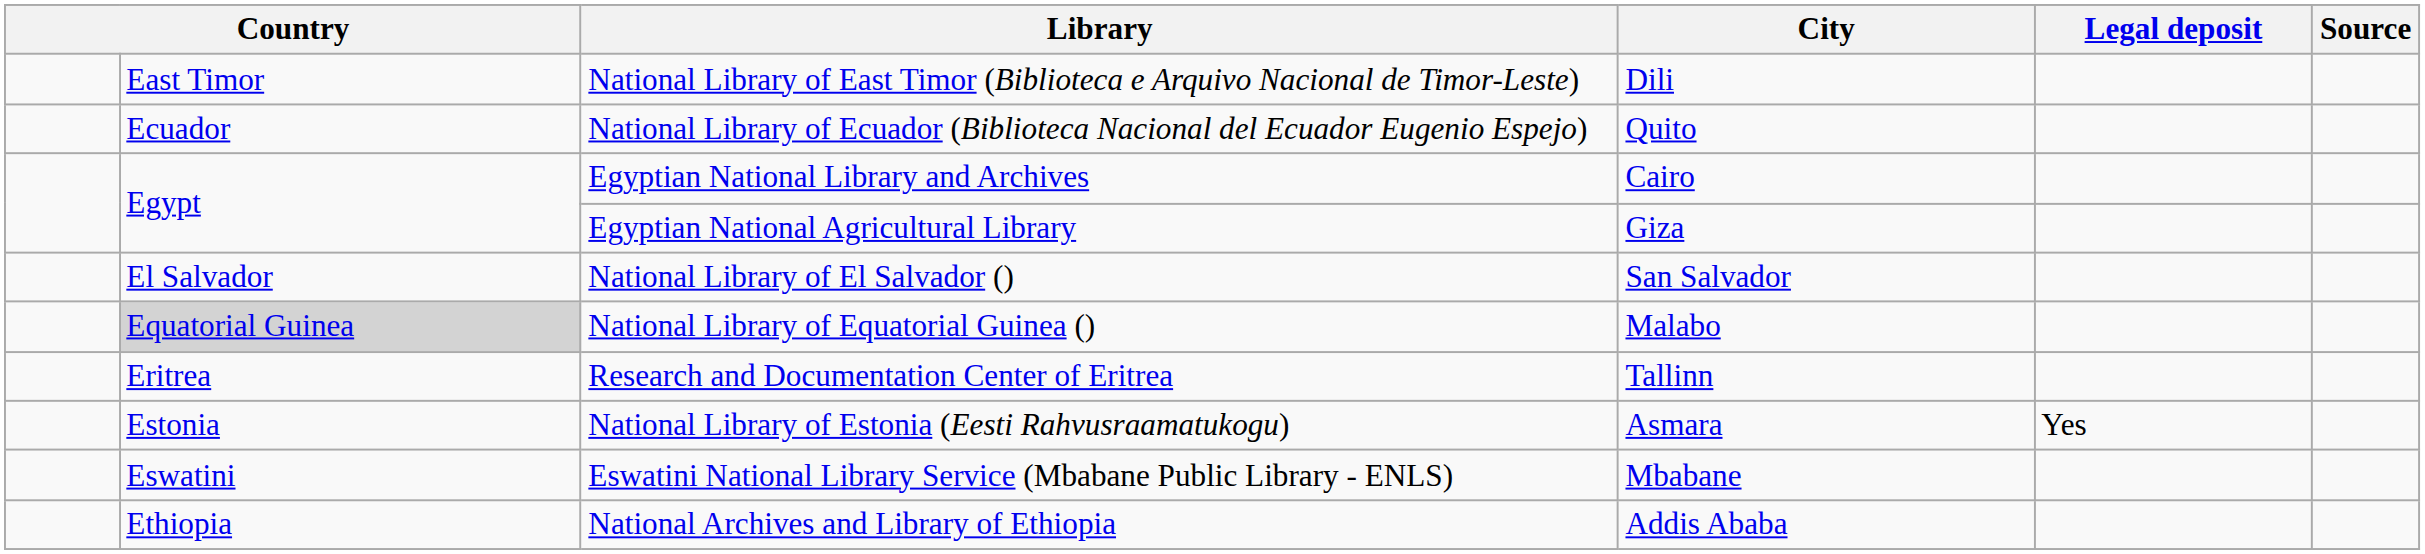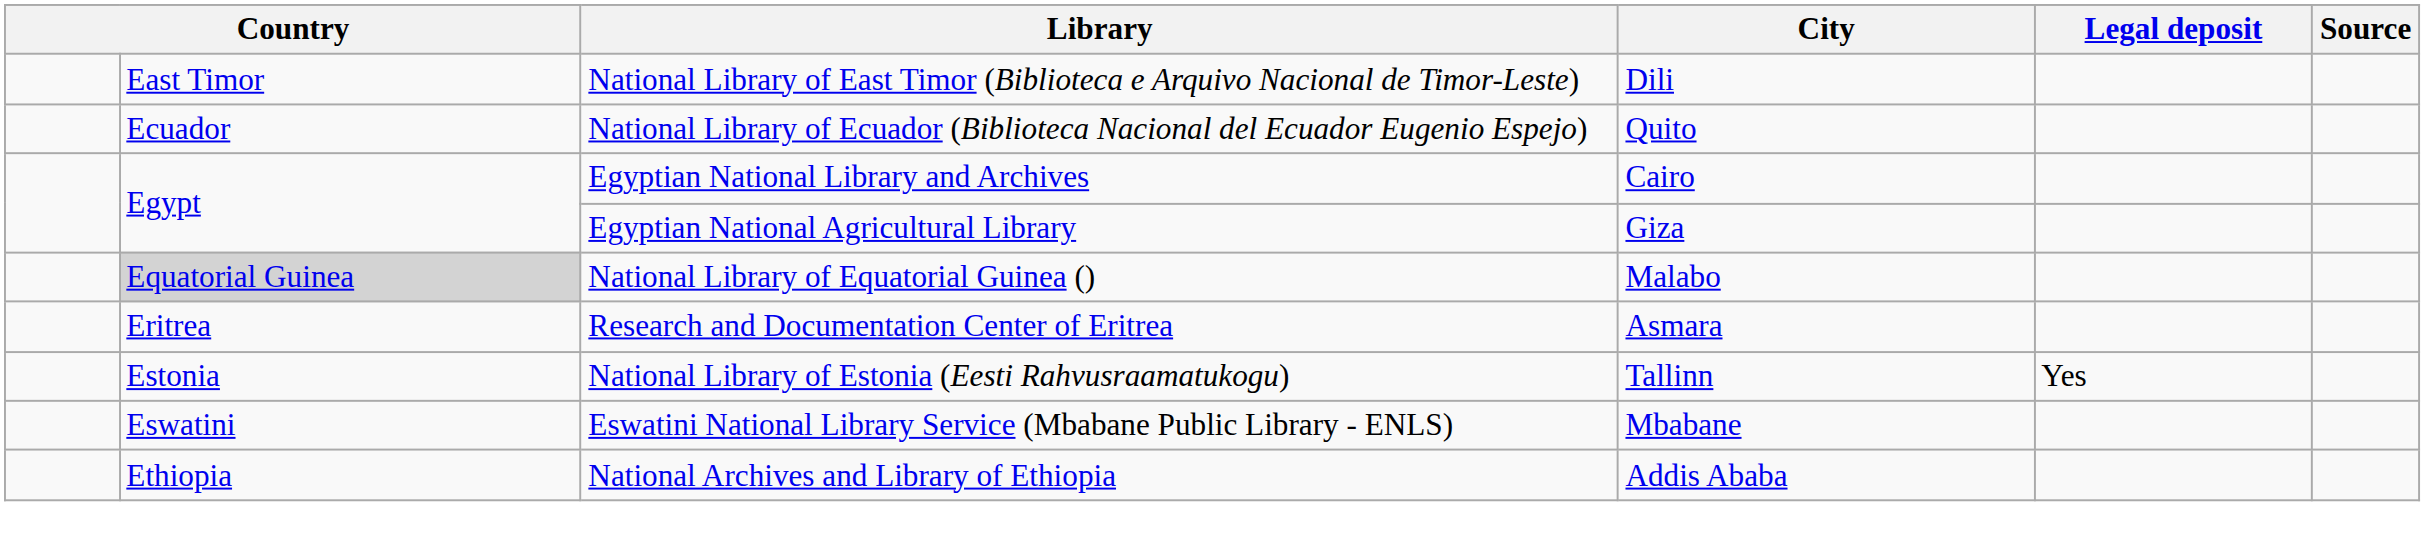- row: (801, 276)
(1669, 375) Tallinn -> (1674, 326) Asmara
(1674, 425) Asmara -> (1669, 375) Tallinn
